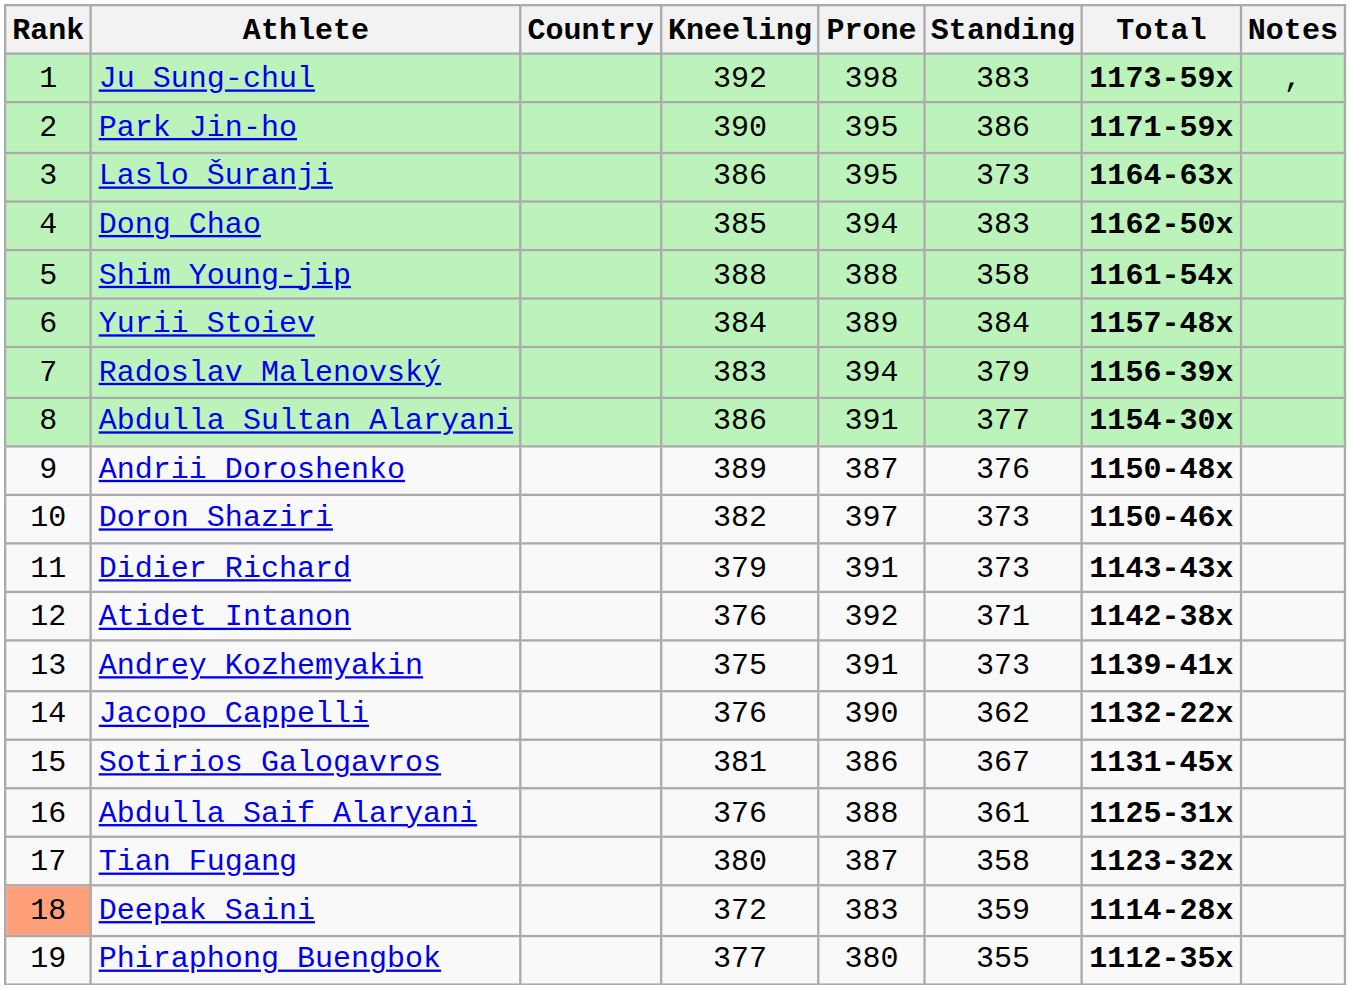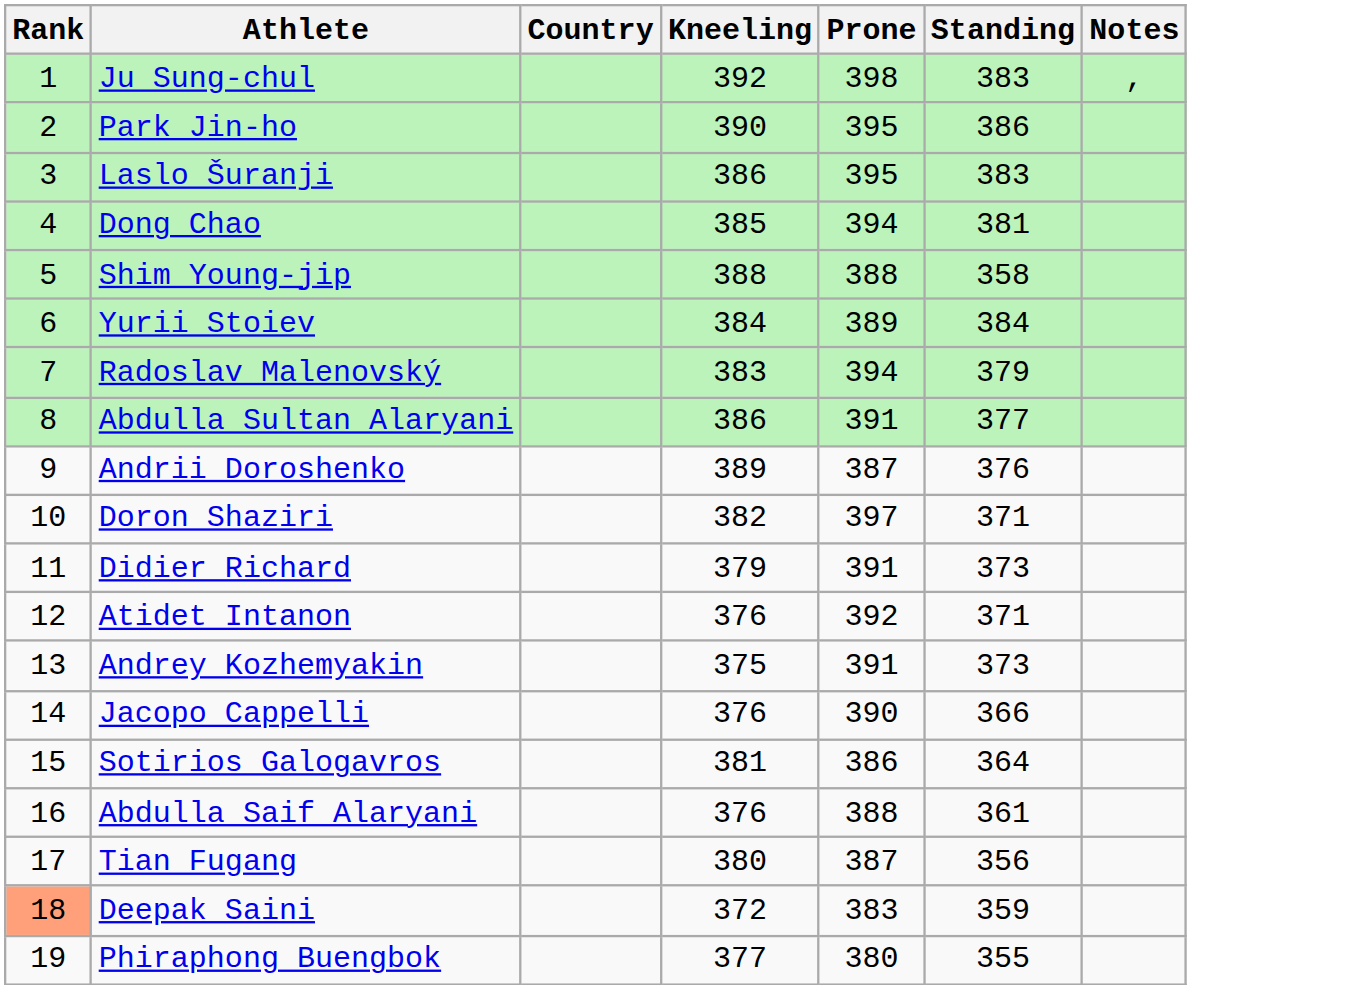- column: (1161, 30)
(1003, 176) 373 -> (1003, 176) 383
(1003, 225) 383 -> (1003, 225) 381
(1003, 519) 373 -> (1003, 519) 371
(1003, 715) 362 -> (1003, 715) 366
(1003, 764) 367 -> (1003, 764) 364
(1003, 862) 358 -> (1003, 862) 356
